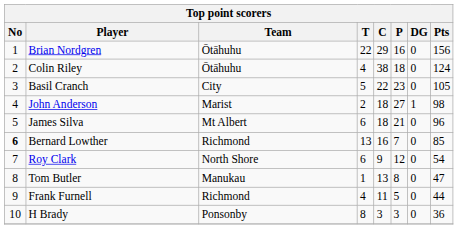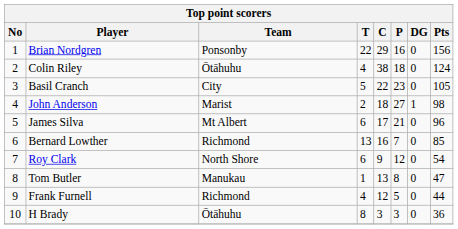(222, 50) Ōtāhuhu -> (224, 50) Ponsonby
(382, 123) 18 -> (382, 123) 17
(15, 141) bold -> (15, 141) normal
(382, 196) 11 -> (382, 196) 12
(224, 214) Ponsonby -> (222, 214) Ōtāhuhu
